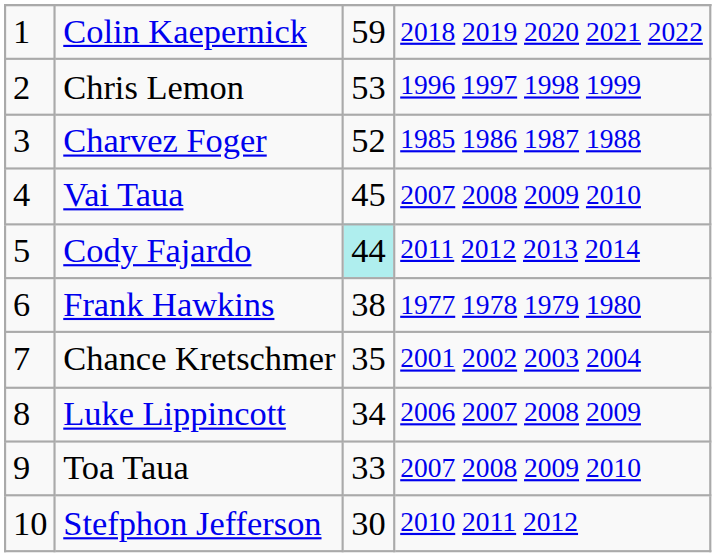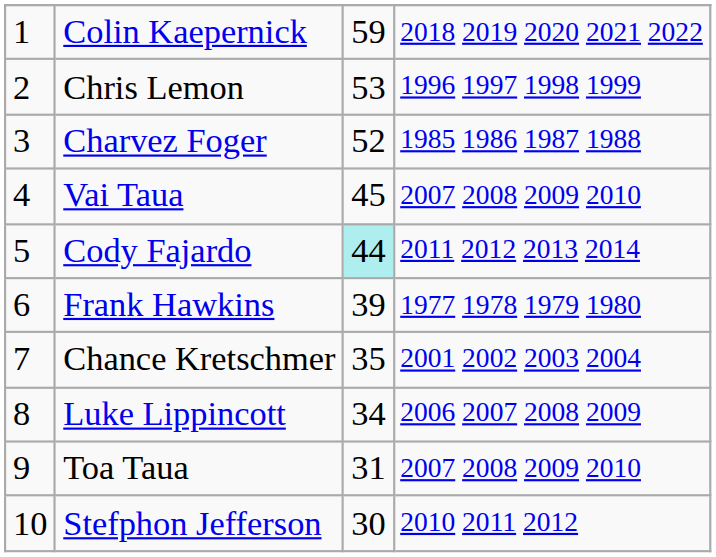(369, 304) 38 -> (369, 304) 39
(369, 468) 33 -> (369, 468) 31
